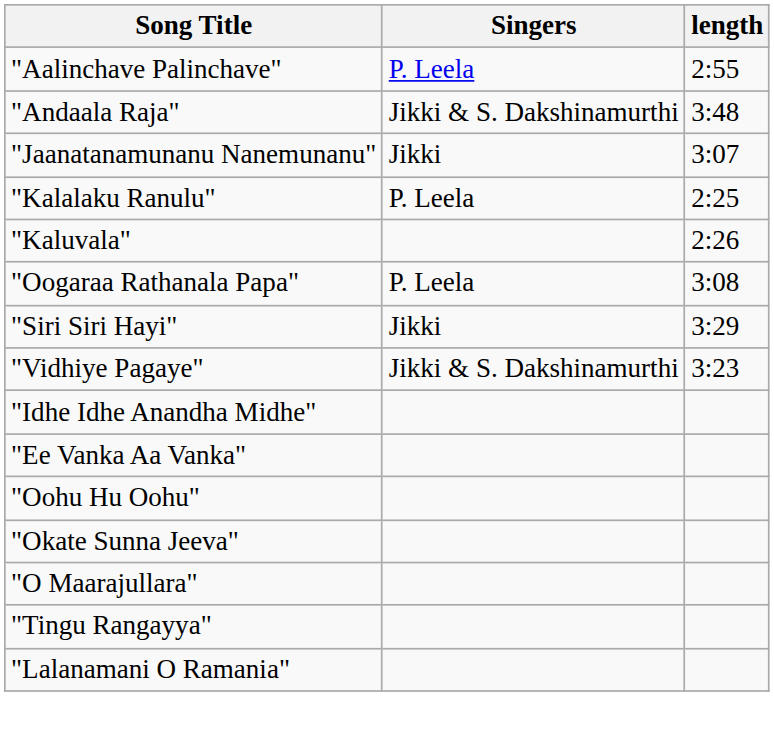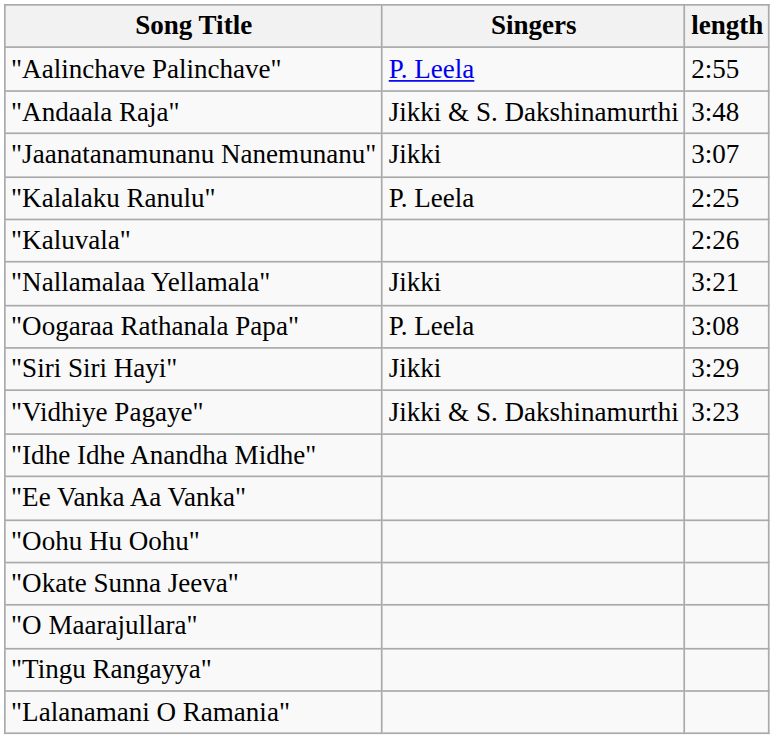+ row: (141, 283)
